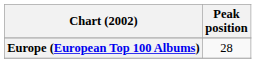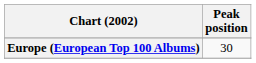(227, 48) 28 -> (227, 48) 30
